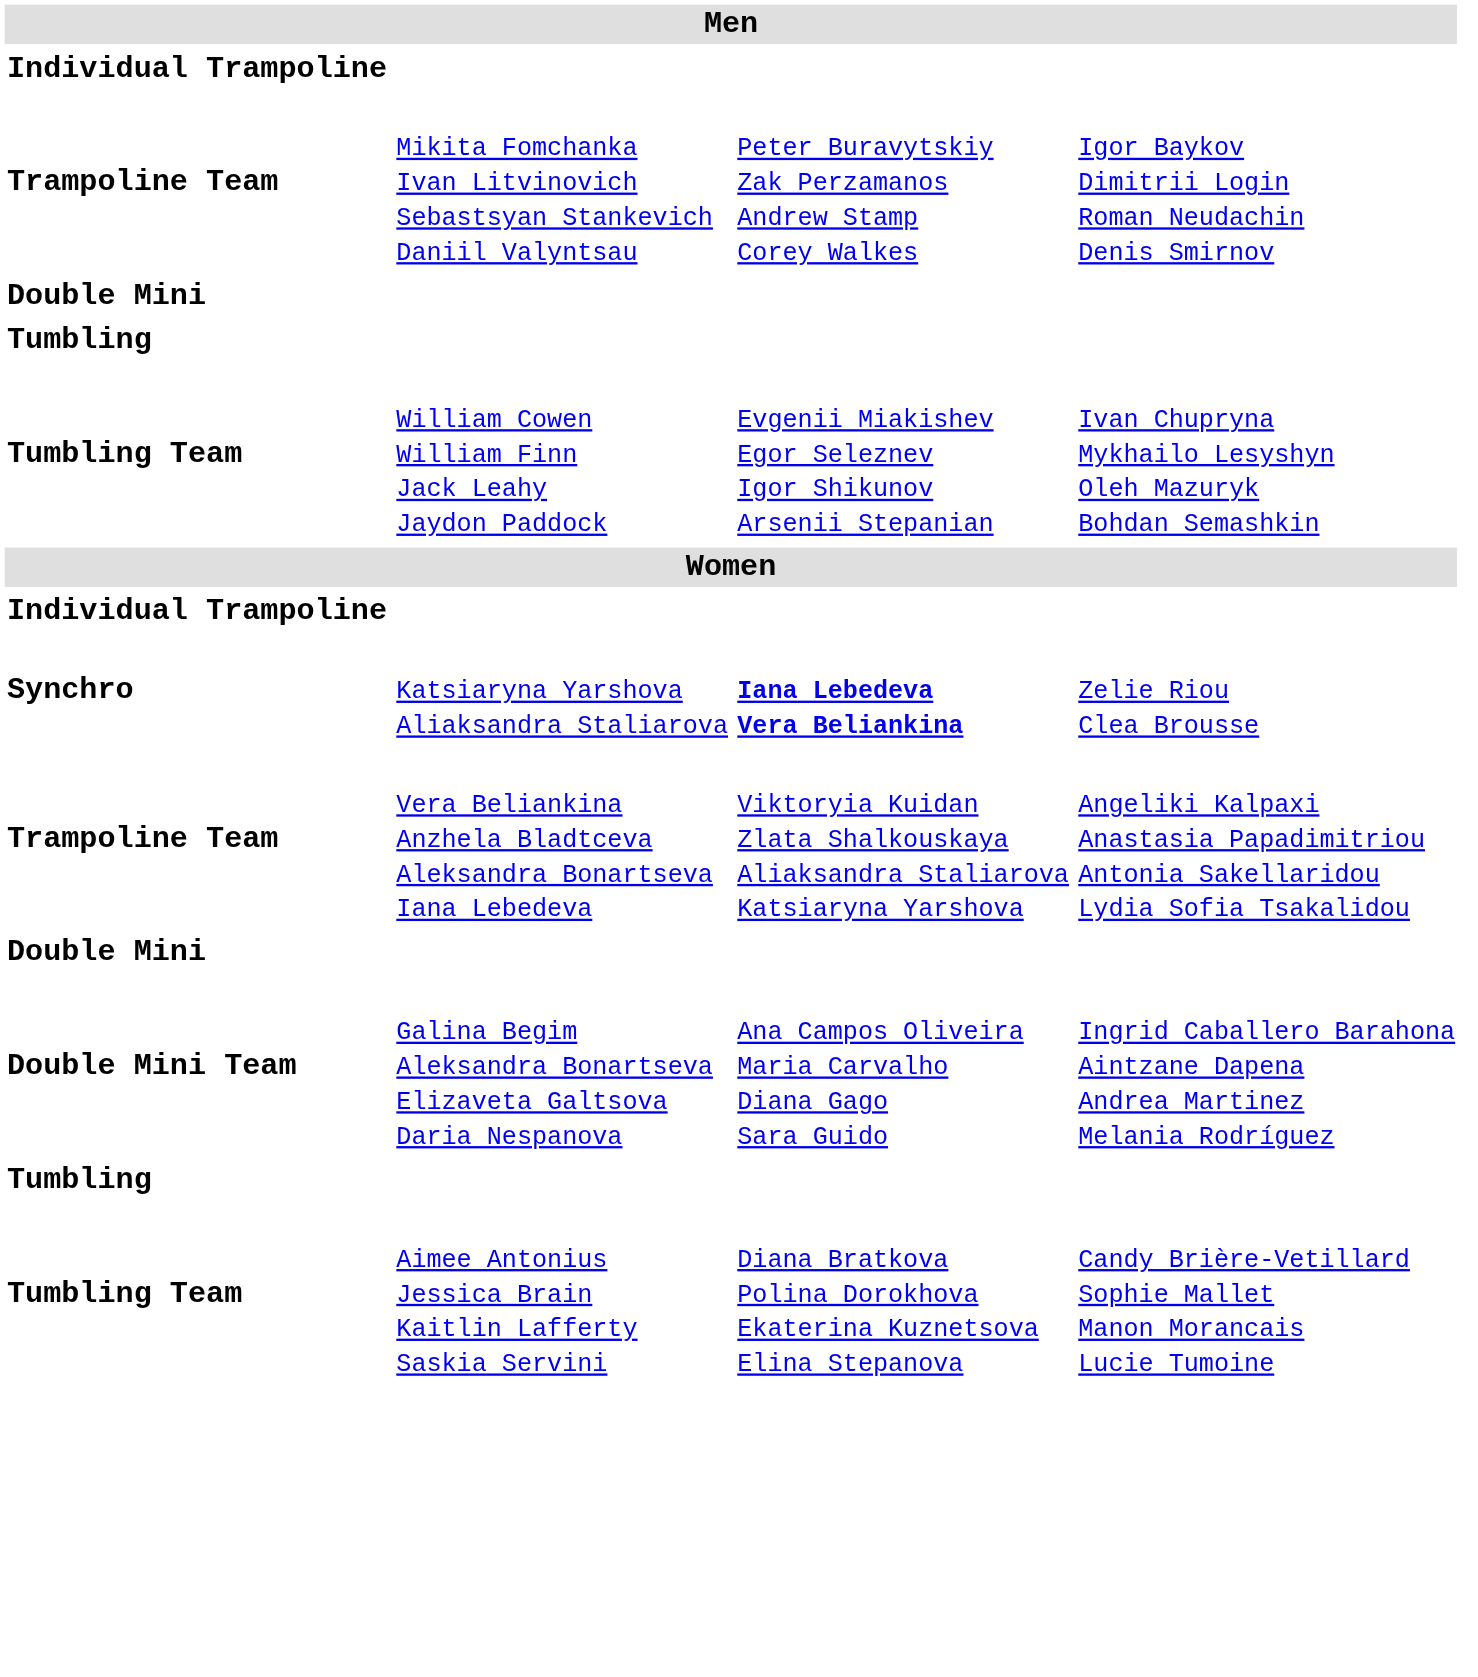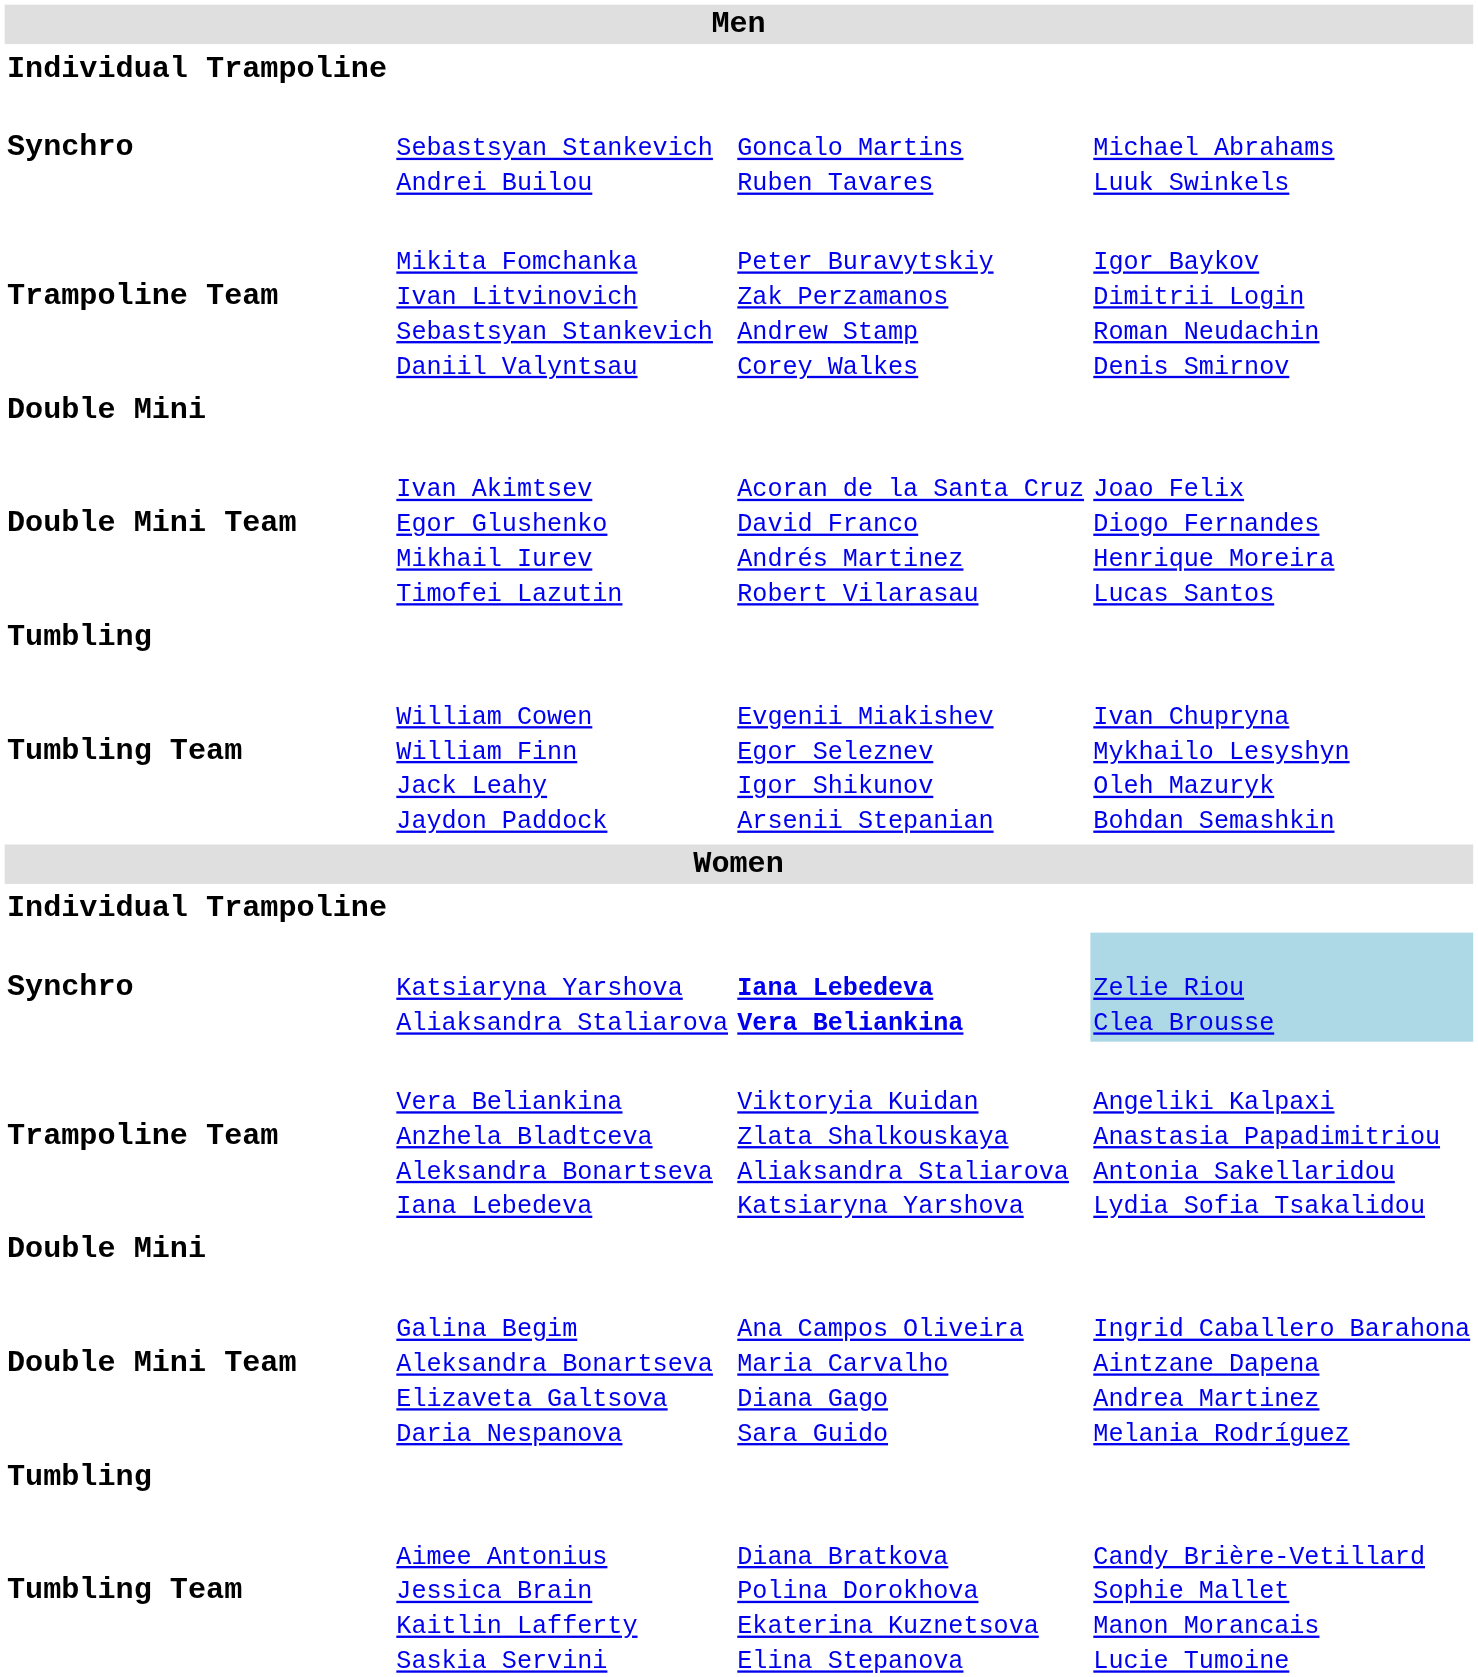+ row: (70, 147)
+ row: (152, 523)
(1169, 709) no background -> (1184, 1006) lightblue background
